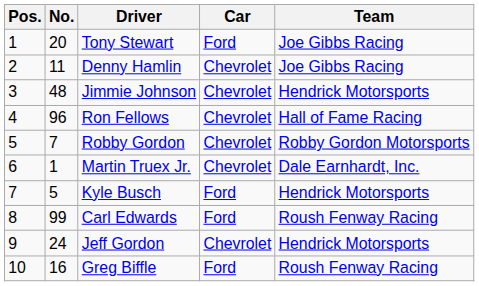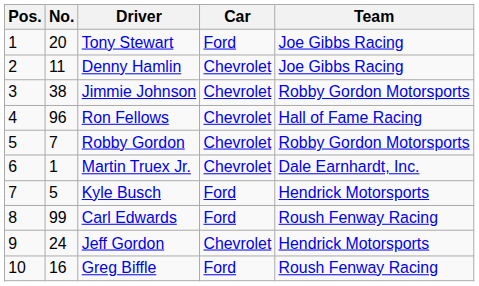(58, 92) 48 -> (58, 92) 38
(354, 92) Hendrick Motorsports -> (374, 92) Robby Gordon Motorsports
